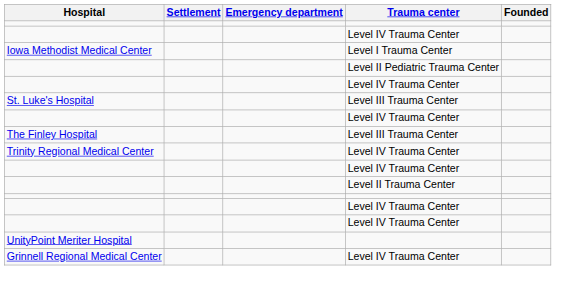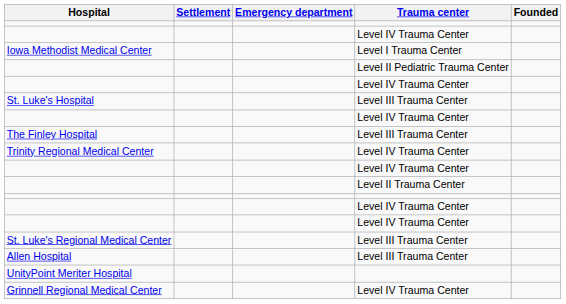+ row: (89, 240)
+ row: (39, 257)
